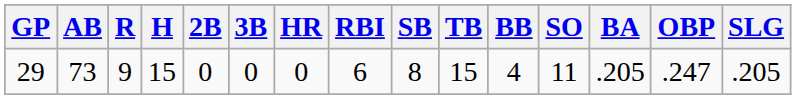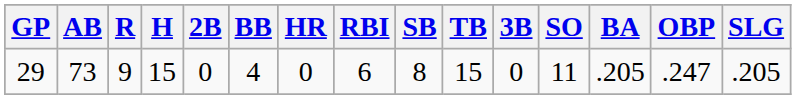columns swapped: (251, 26) <-> (514, 26)
